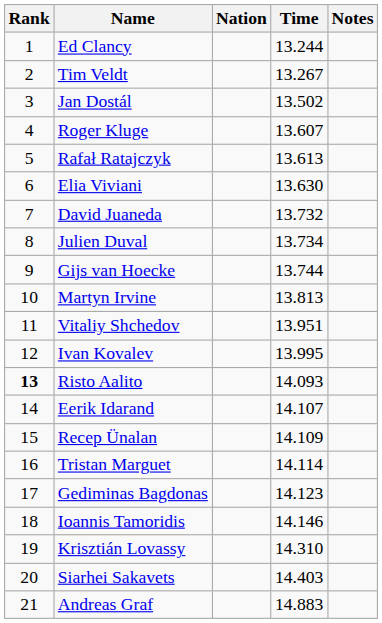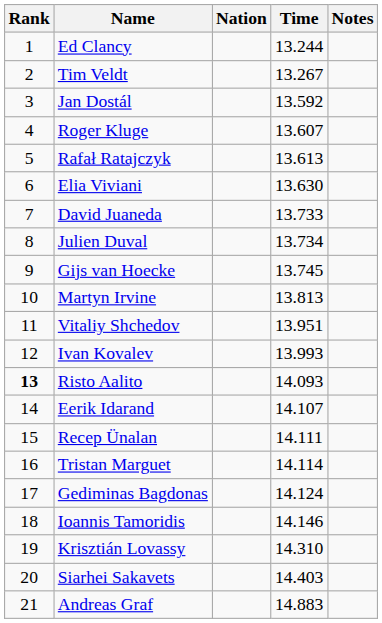(299, 102) 13.502 -> (299, 102) 13.592
(299, 213) 13.732 -> (299, 213) 13.733
(299, 269) 13.744 -> (299, 269) 13.745
(299, 353) 13.995 -> (299, 353) 13.993
(299, 437) 14.109 -> (299, 437) 14.111
(299, 492) 14.123 -> (299, 492) 14.124
